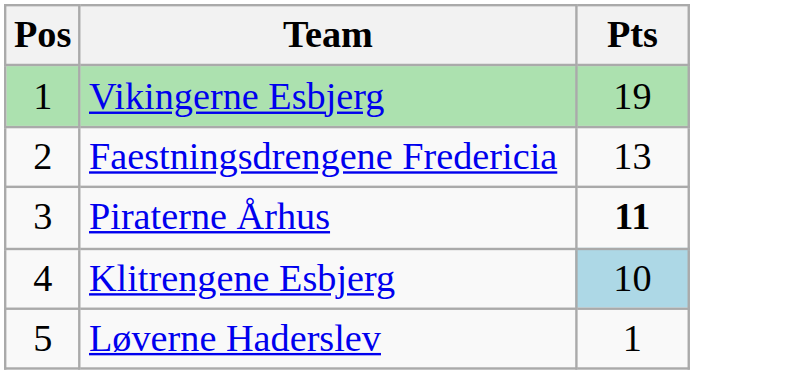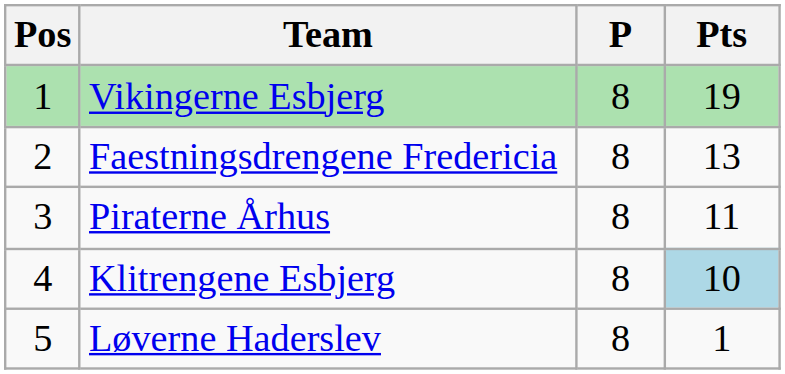+ column: (620, 34)
(632, 216) bold -> (722, 216) normal
